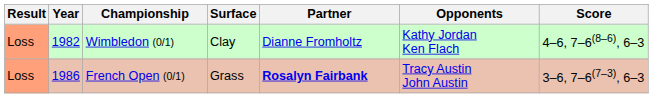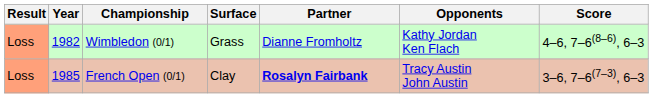(223, 41) Clay -> (227, 41) Grass
(66, 75) 1986 -> (66, 75) 1985
(227, 75) Grass -> (223, 75) Clay
